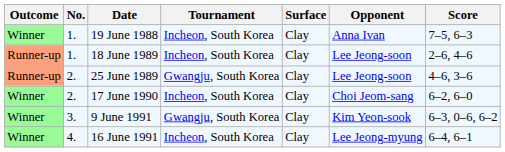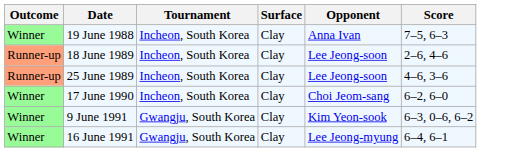- column: (76, 14)
(222, 75) Gwangju, South Korea -> (194, 75) Incheon, South Korea
(219, 136) Incheon, South Korea -> (197, 136) Gwangju, South Korea
